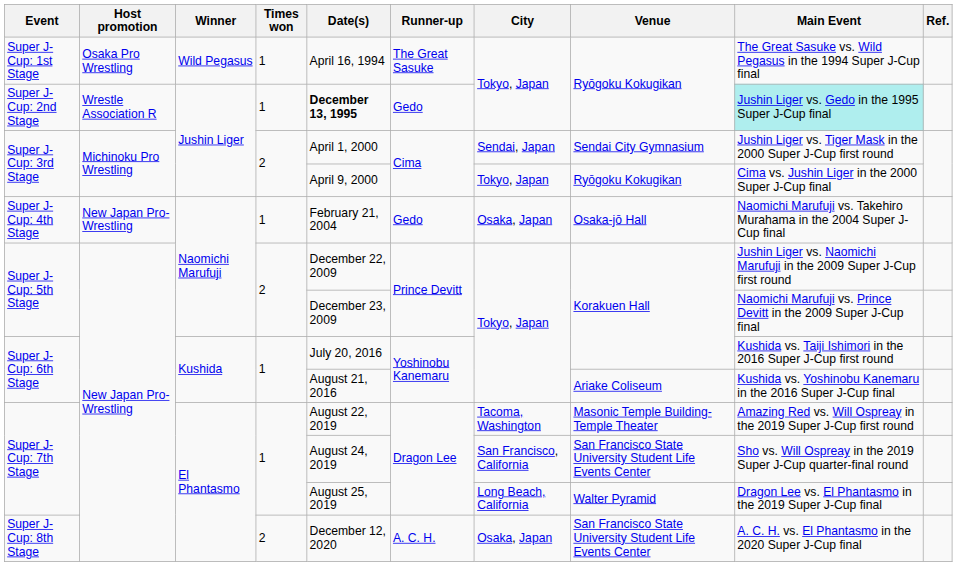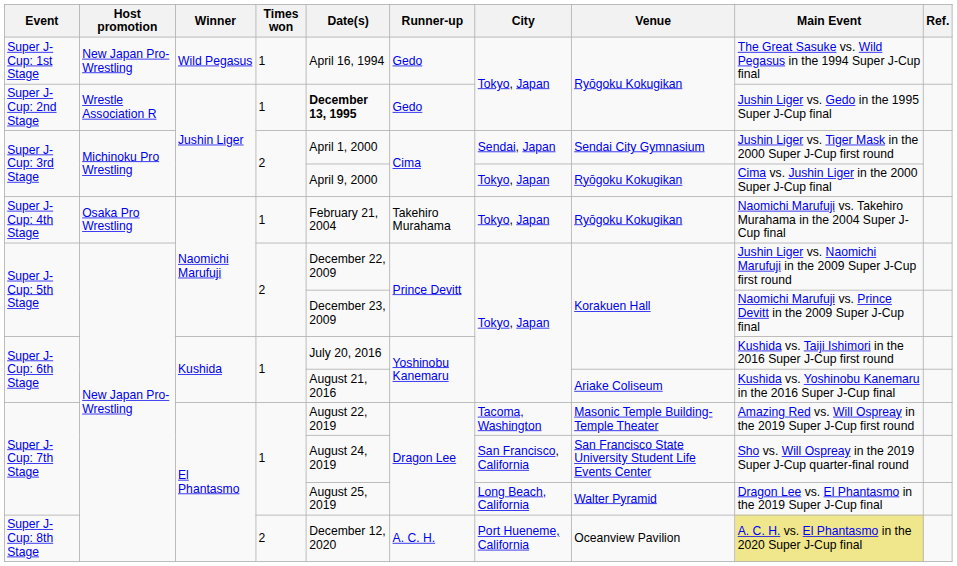(111, 60) Osaka Pro Wrestling -> (126, 60) New Japan Pro-Wrestling
(420, 60) The Great Sasuke -> (407, 60) Gedo
(828, 107) paleturquoise background -> (828, 107) no background
(126, 220) New Japan Pro-Wrestling -> (111, 220) Osaka Pro Wrestling
(408, 220) Gedo -> (422, 220) Takehiro Murahama
(515, 220) Osaka, Japan -> (514, 220) Tokyo, Japan
(610, 220) Osaka-jō Hall -> (628, 220) Ryōgoku Kokugikan
(515, 538) Osaka, Japan -> (519, 538) Port Hueneme, California
(634, 538) San Francisco State University Student Life Events Center -> (627, 538) Oceanview Pavilion
(824, 538) no background -> (825, 538) khaki background
